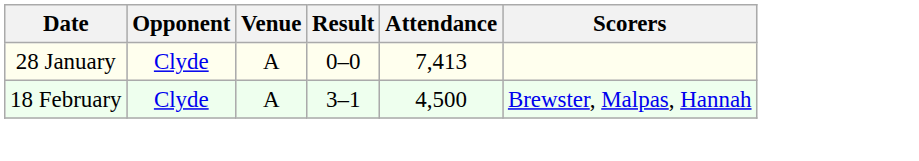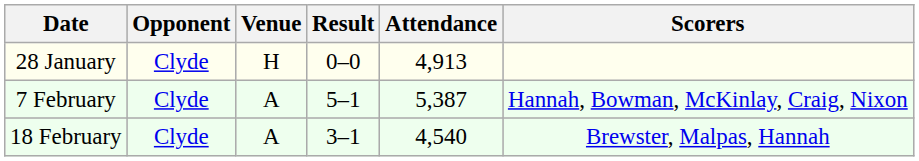(271, 61) A -> (271, 61) H
(441, 61) 7,413 -> (441, 61) 4,913
+ row: (66, 99)
(441, 99) 4,500 -> (441, 137) 4,540
